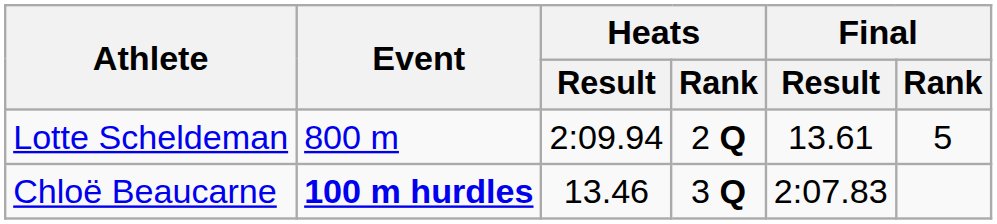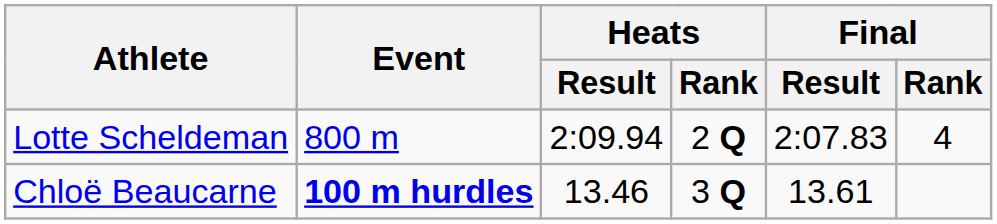(831, 137) 13.61 -> (831, 137) 2:07.83
(943, 137) 5 -> (943, 137) 4
(831, 191) 2:07.83 -> (831, 191) 13.61
